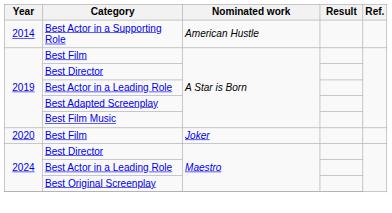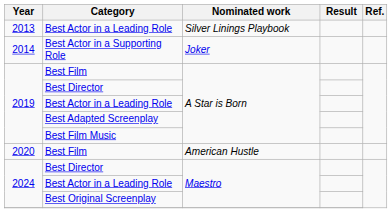+ row: (23, 28)
(222, 34) American Hustle -> (197, 50) Joker
(197, 135) Joker -> (222, 151) American Hustle
